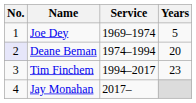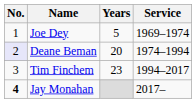columns swapped: (129, 13) <-> (175, 13)
(16, 88) normal -> (16, 88) bold
